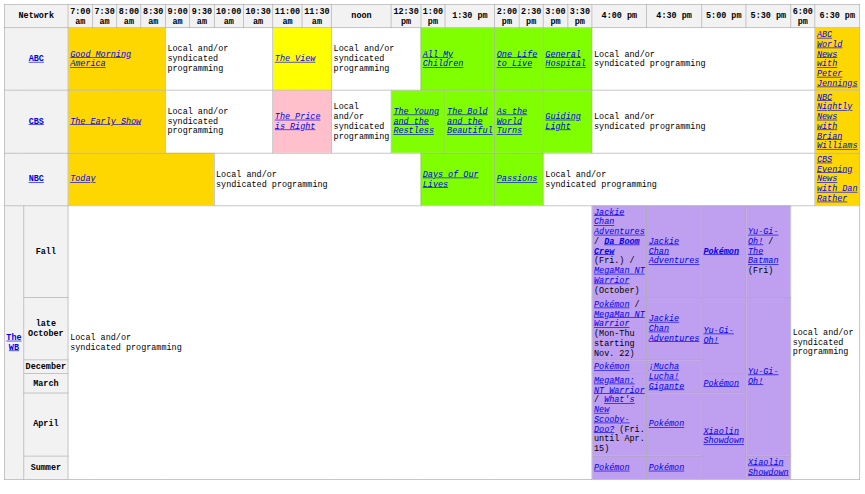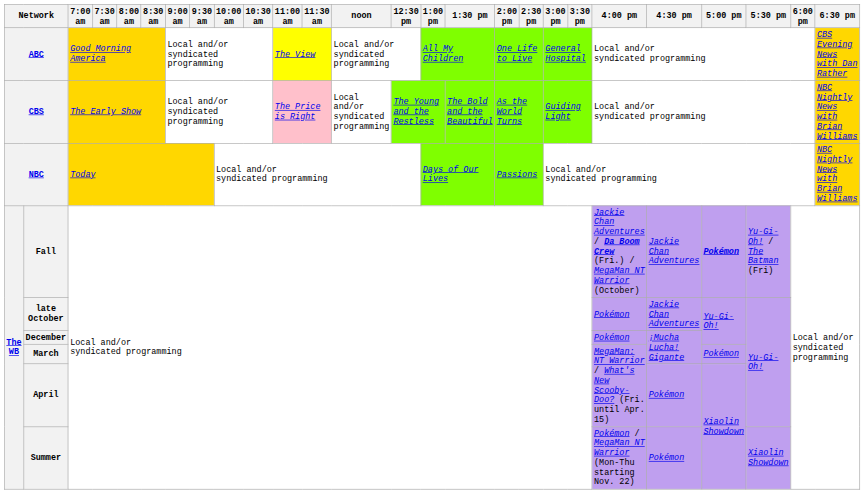(837, 59) ABC World News with Peter Jennings -> (837, 54) CBS Evening News with Dan Rather
(837, 179) CBS Evening News with Dan Rather -> (837, 174) NBC Nightly News with Brian Williams
(619, 329) Pokémon / MegaMan NT Warrior (Mon-Thu starting Nov. 22) -> (612, 314) Pokémon
(612, 468) Pokémon -> (619, 458) Pokémon / MegaMan NT Warrior (Mon-Thu starting Nov. 22)
